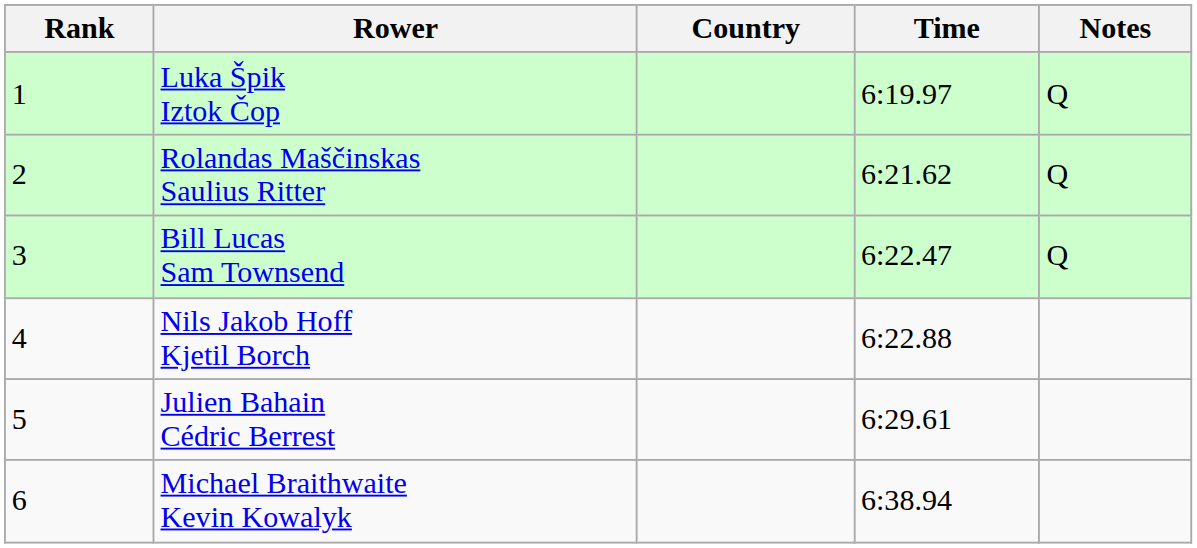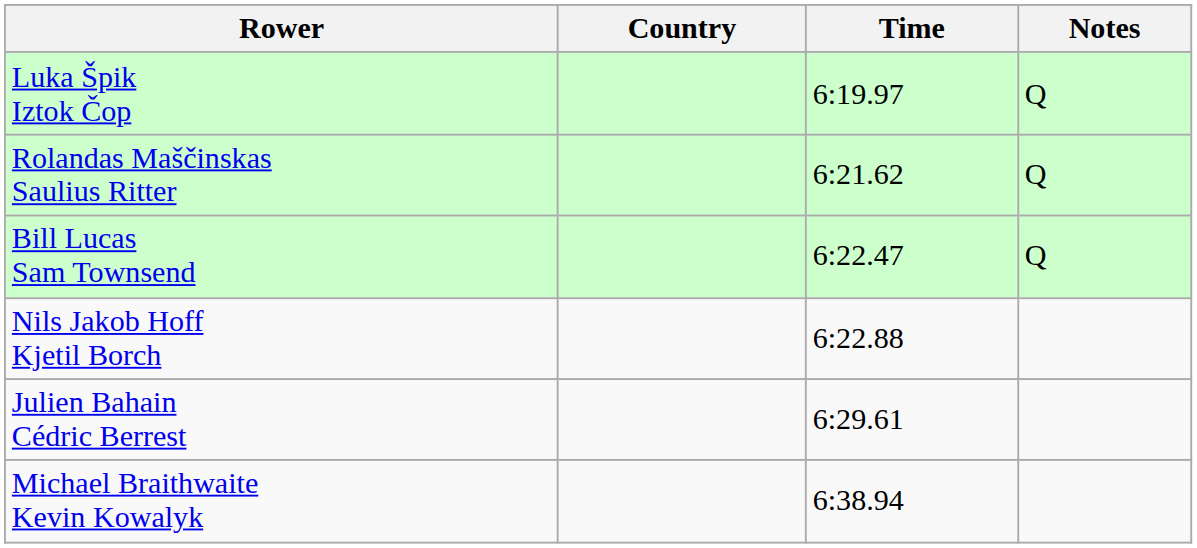- column: (79, 28)
